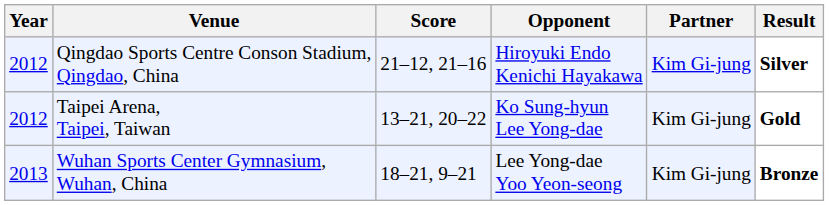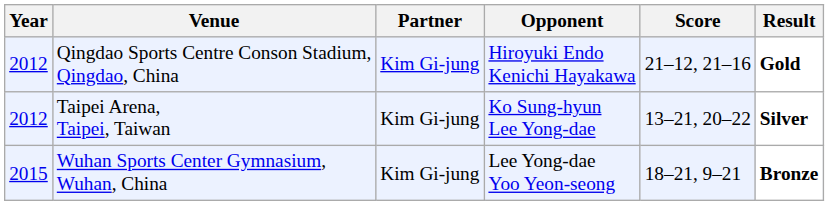columns swapped: (701, 20) <-> (433, 20)
(784, 64) Silver -> (780, 64) Gold
(780, 118) Gold -> (784, 118) Silver
(28, 173) 2013 -> (28, 173) 2015
